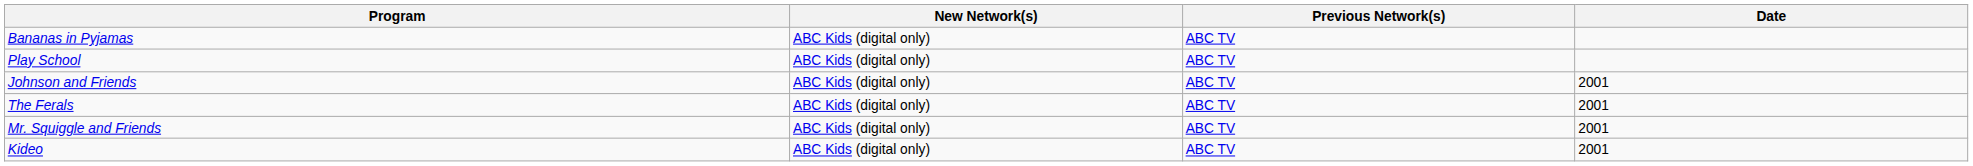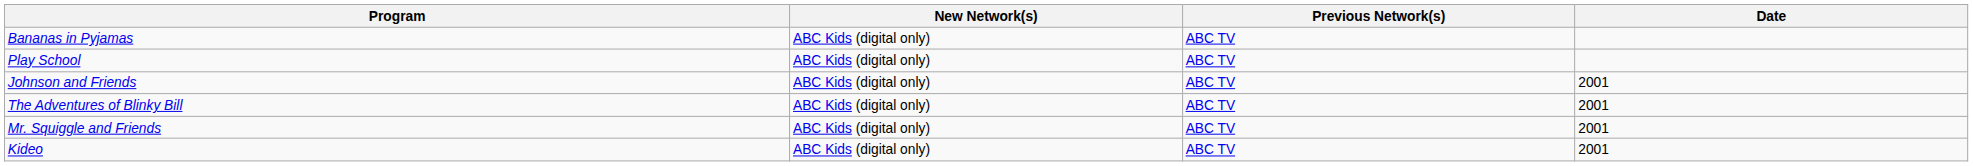- row: (41, 105)
+ row: (95, 105)
